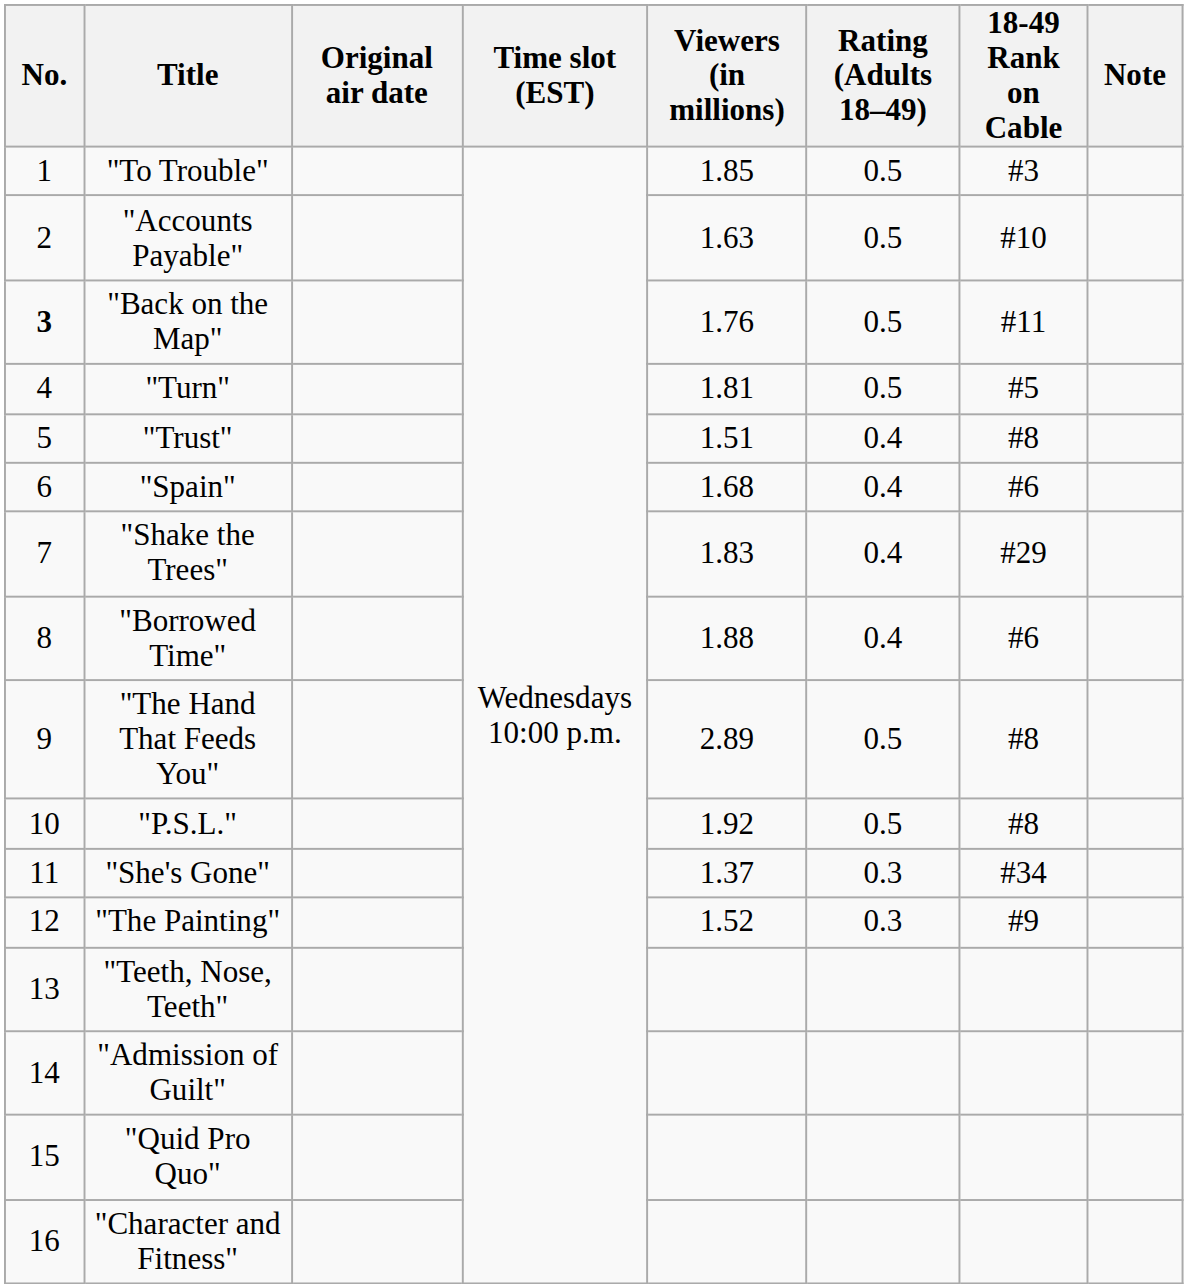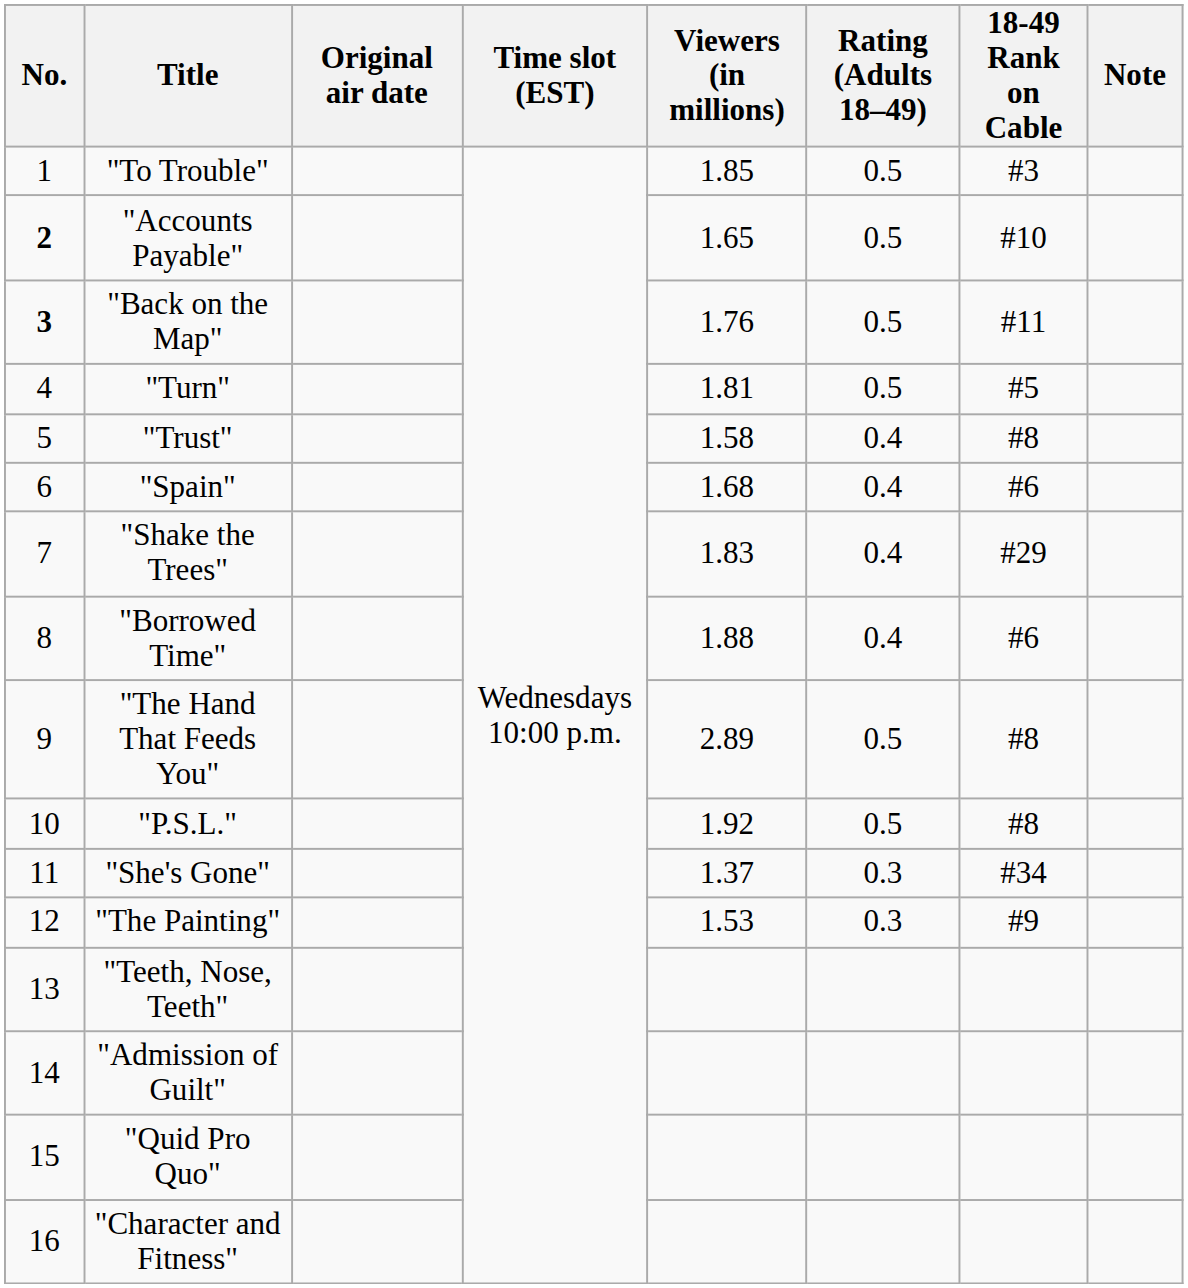(44, 237) normal -> (44, 237) bold
(727, 237) 1.63 -> (727, 237) 1.65
(727, 437) 1.51 -> (727, 437) 1.58
(727, 921) 1.52 -> (727, 921) 1.53
